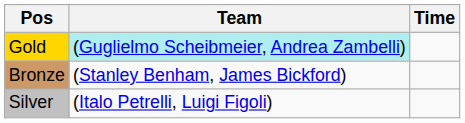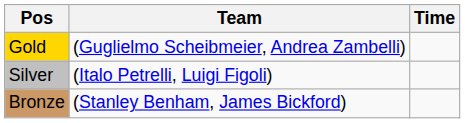(239, 46) paleturquoise background -> (239, 46) no background
rows swapped: (31, 103) <-> (37, 74)
